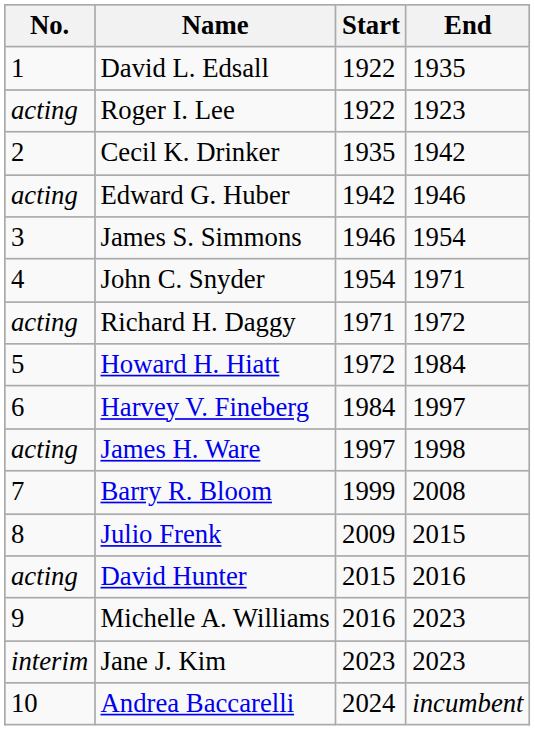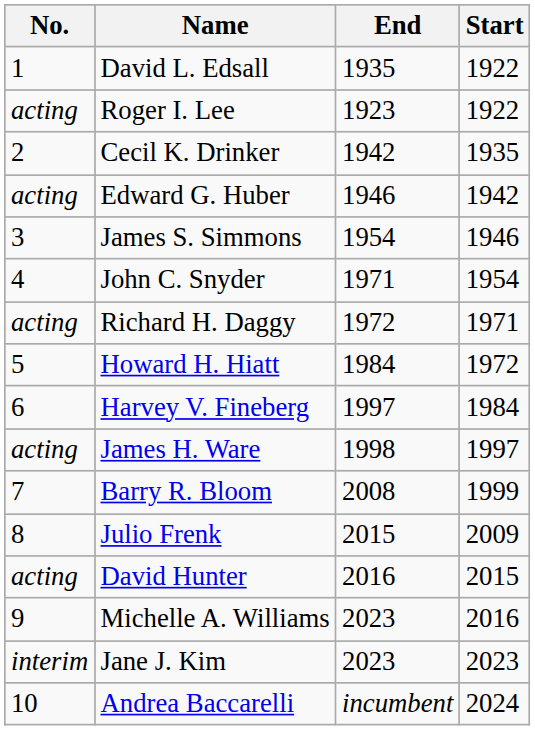columns swapped: (371, 25) <-> (468, 25)
